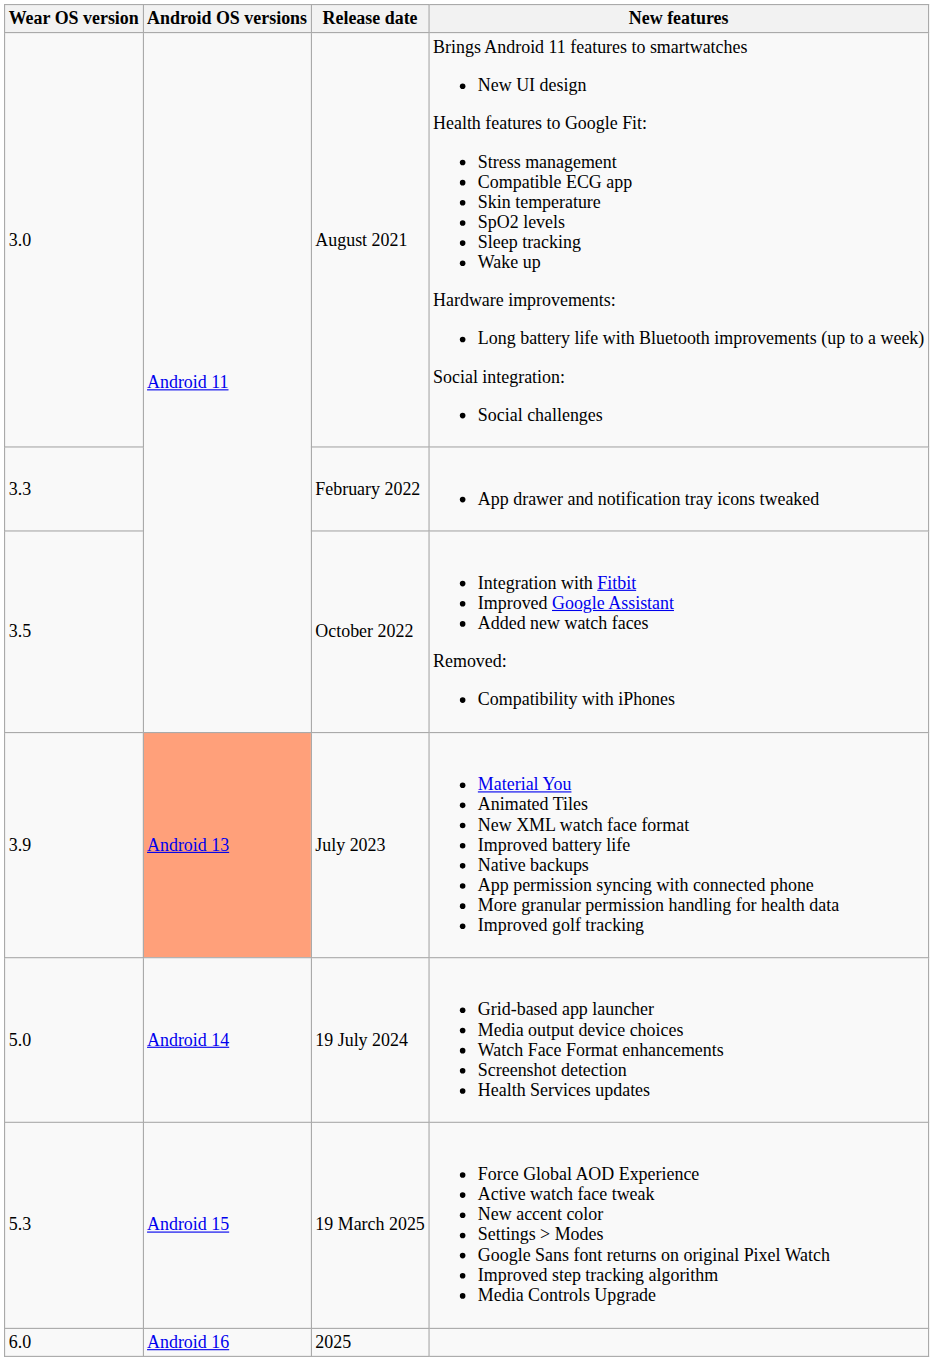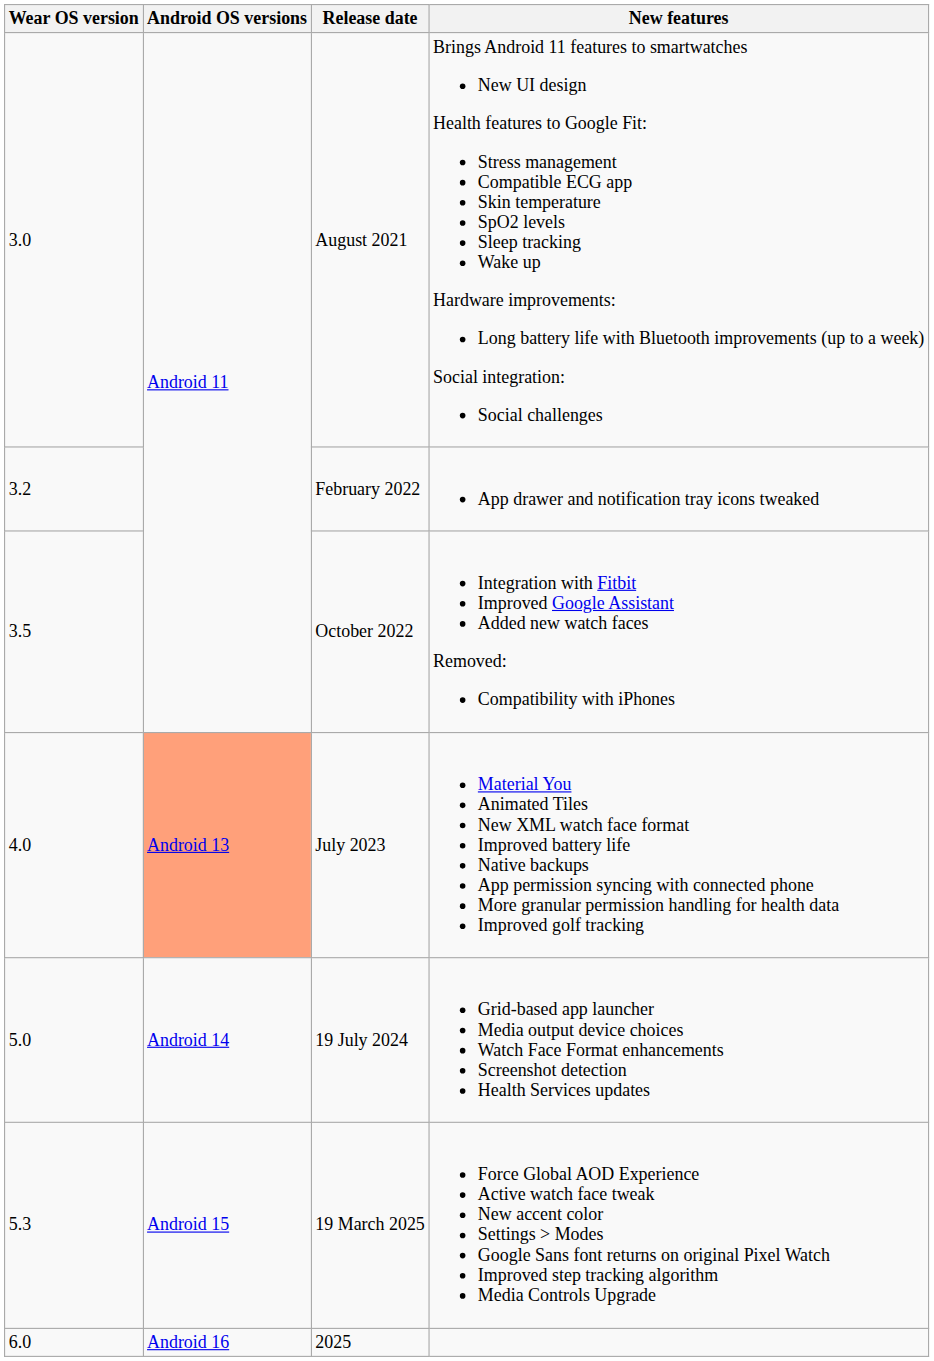(20, 488) 3.3 -> (20, 488) 3.2
(20, 844) 3.9 -> (20, 844) 4.0
